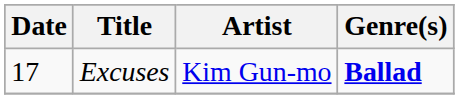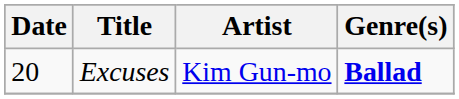(25, 70) 17 -> (25, 70) 20
